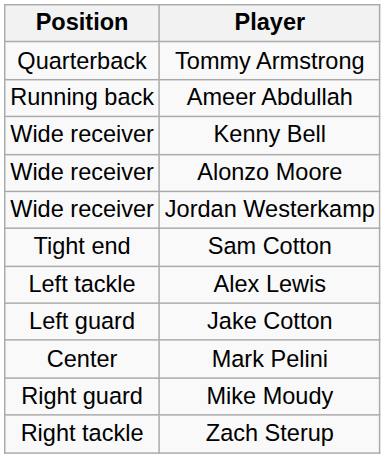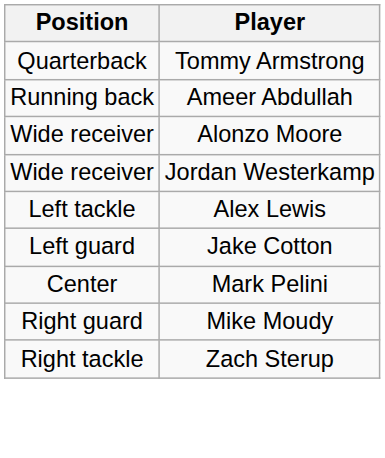- row: (270, 135)
- row: (270, 246)
